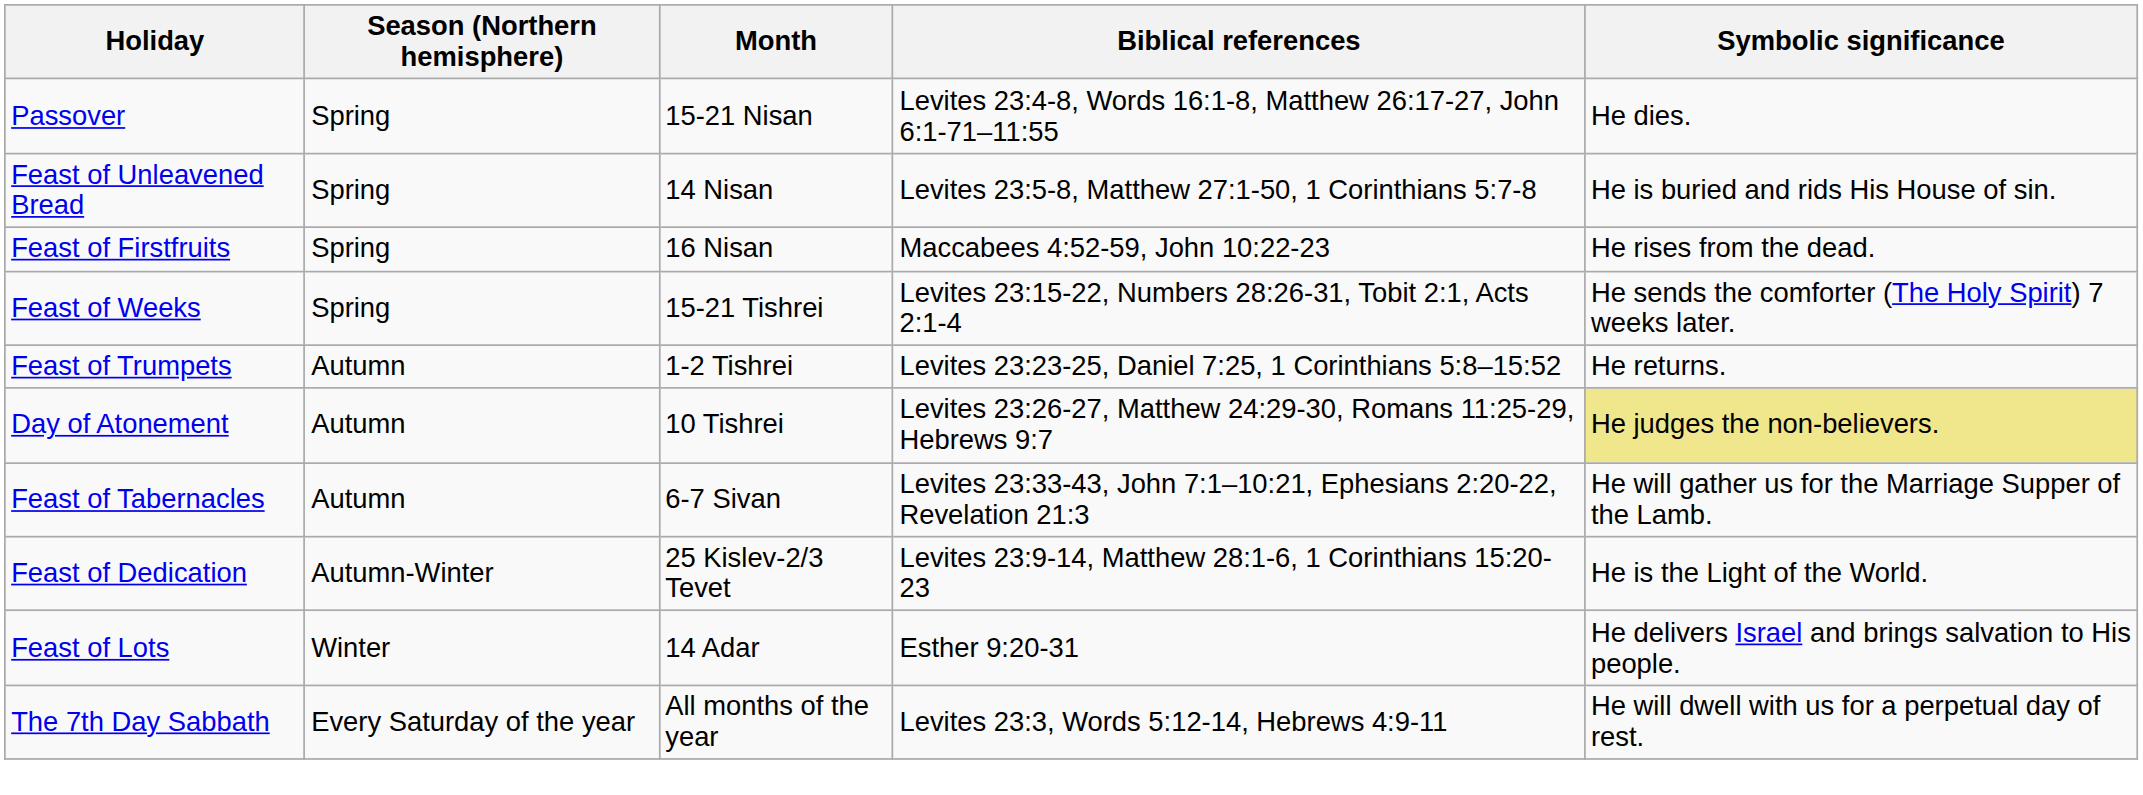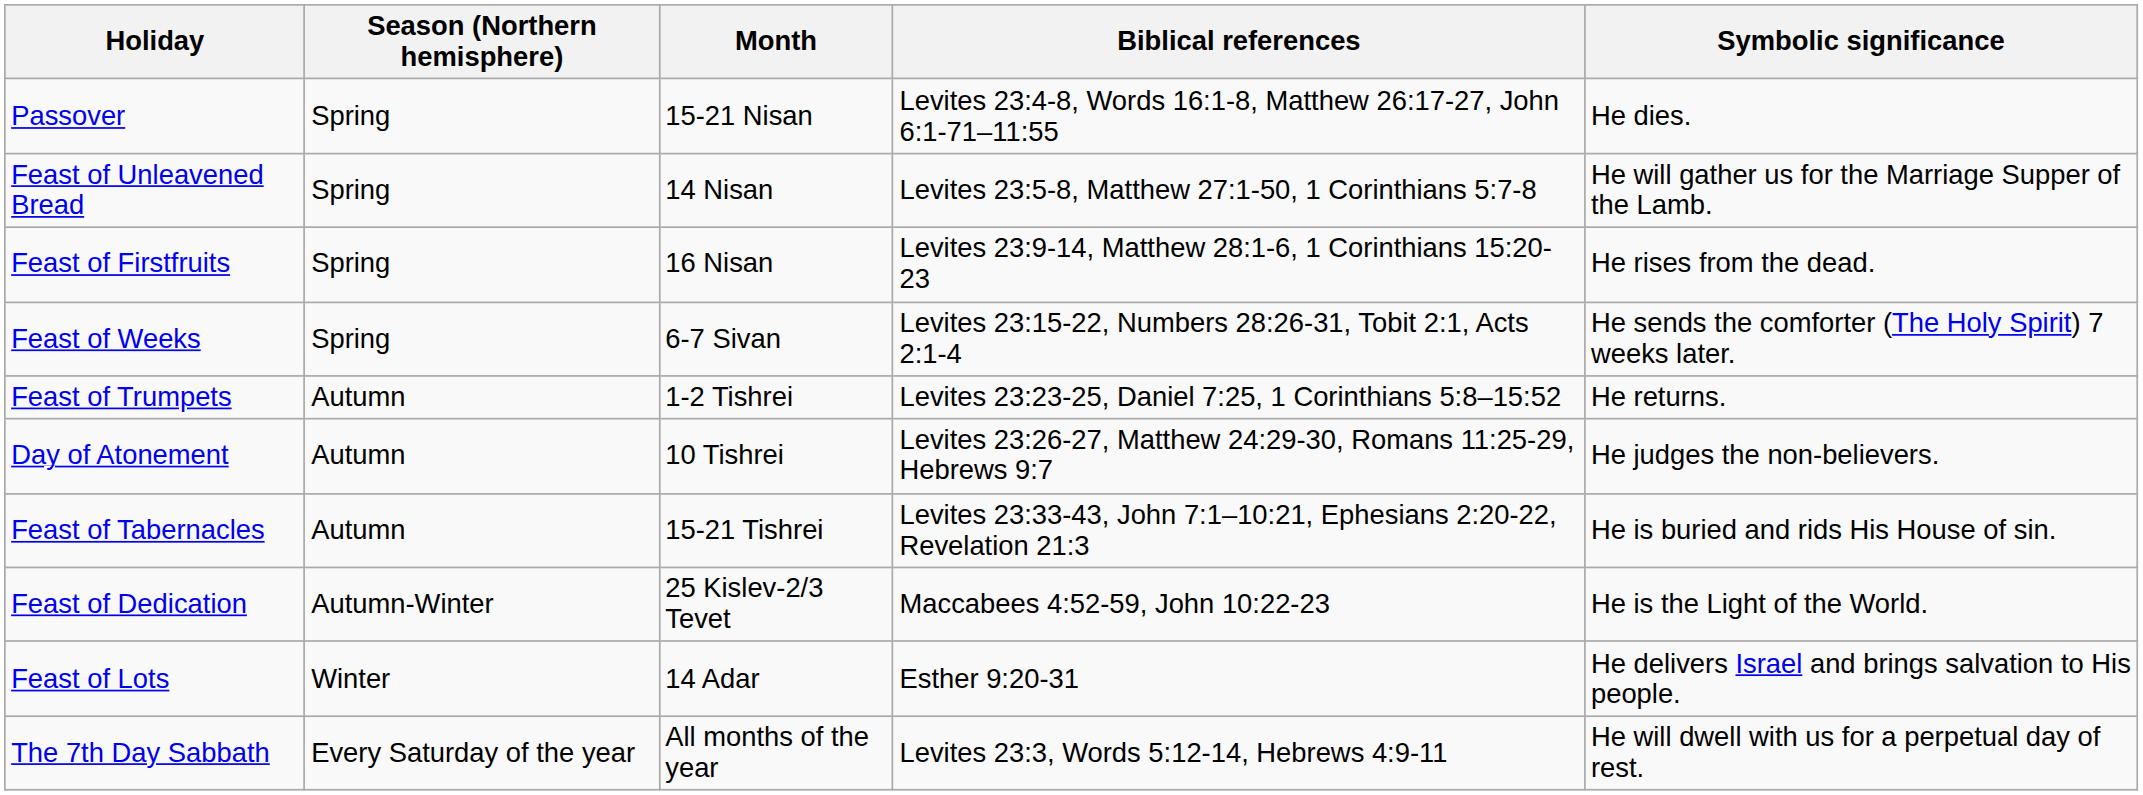(1824, 189) He is buried and rids His House of sin. -> (1856, 189) He will gather us for the Marriage Supper of the Lamb.
(1115, 248) Maccabees 4:52-59, John 10:22-23 -> (1226, 264) Levites 23:9-14, Matthew 28:1-6, 1 Corinthians 15:20-23
(744, 307) 15-21 Tishrei -> (723, 338) 6-7 Sivan
(1765, 425) khaki background -> (1765, 455) no background
(723, 499) 6-7 Sivan -> (744, 530) 15-21 Tishrei
(1856, 499) He will gather us for the Marriage Supper of the Lamb. -> (1824, 530) He is buried and rids His House of sin.
(1226, 573) Levites 23:9-14, Matthew 28:1-6, 1 Corinthians 15:20-23 -> (1115, 604) Maccabees 4:52-59, John 10:22-23
